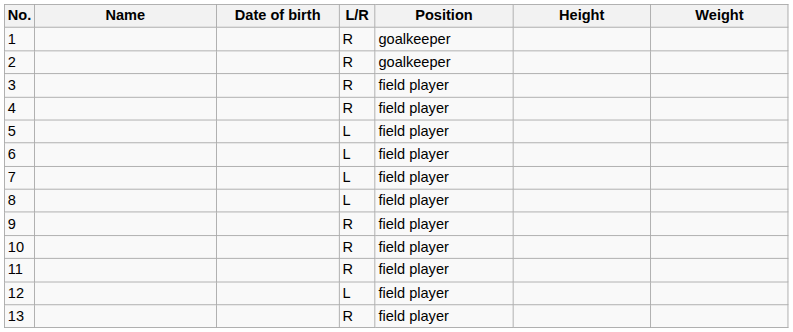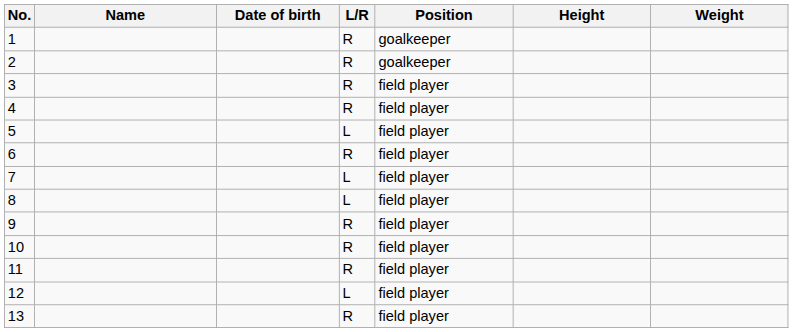(347, 154) L -> (348, 154) R
